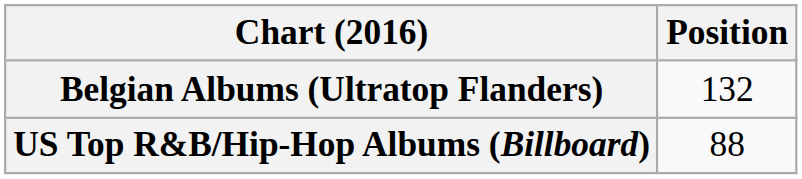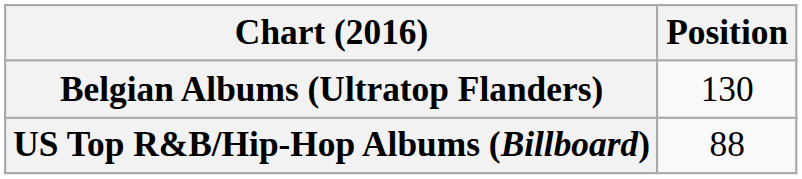(727, 88) 132 -> (727, 88) 130
